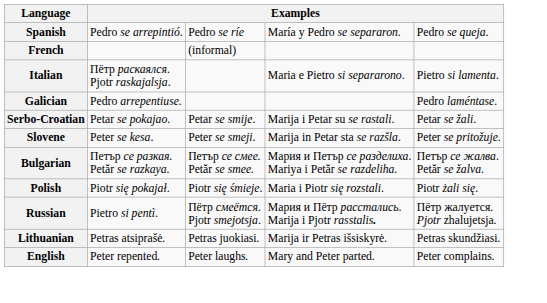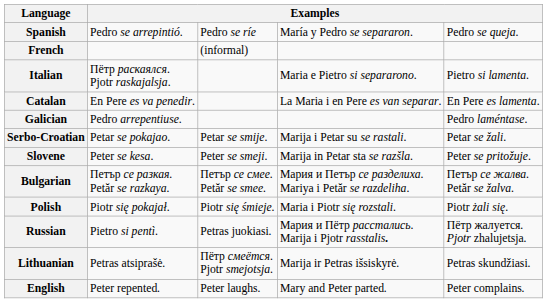+ row: (46, 100)
(224, 213) Пётр cмеётся. Pjotr smejotsja. -> (236, 231) Petras juokiasi.
(224, 238) Petras juokiasi. -> (237, 263) Пётр cмеётся. Pjotr smejotsja.
